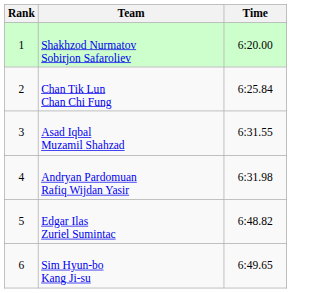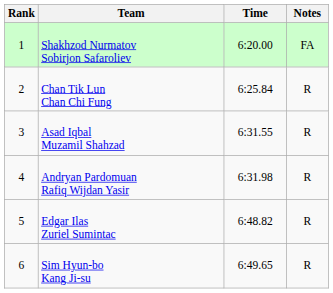+ column: (307, 13)
